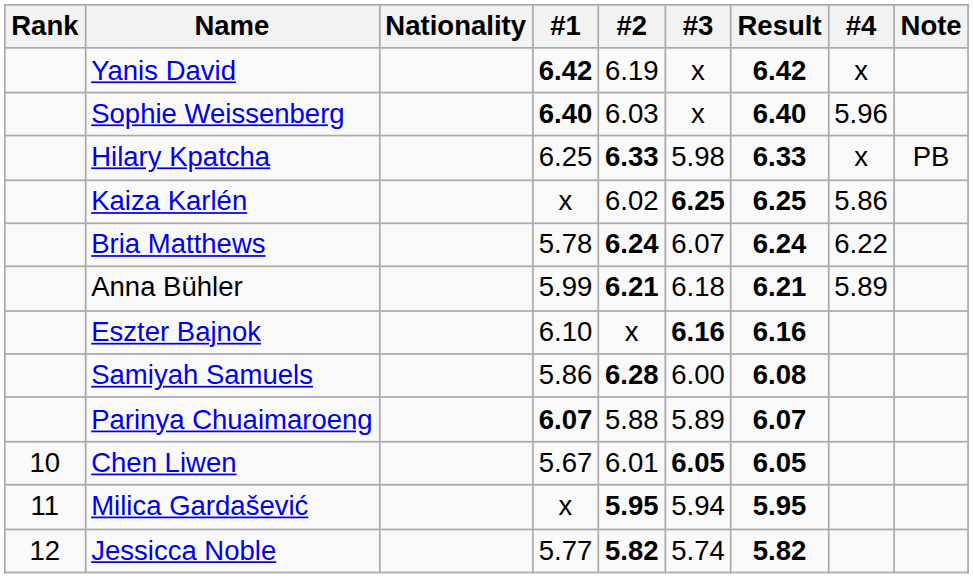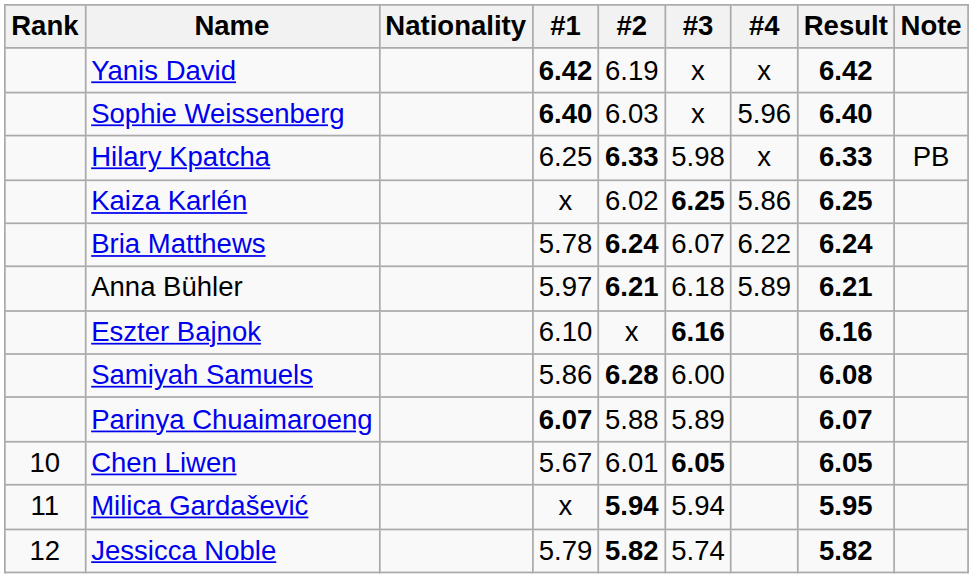columns swapped: (861, 26) <-> (780, 26)
(566, 288) 5.99 -> (566, 288) 5.97
(632, 506) 5.95 -> (632, 506) 5.94
(566, 550) 5.77 -> (566, 550) 5.79
